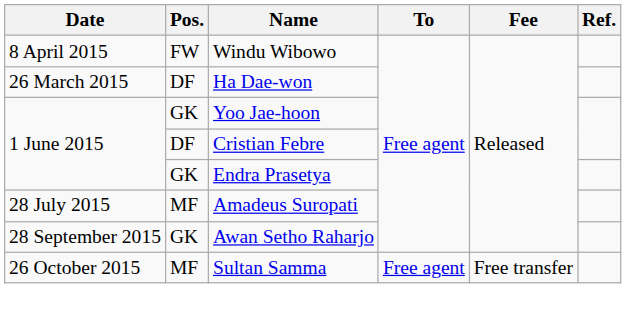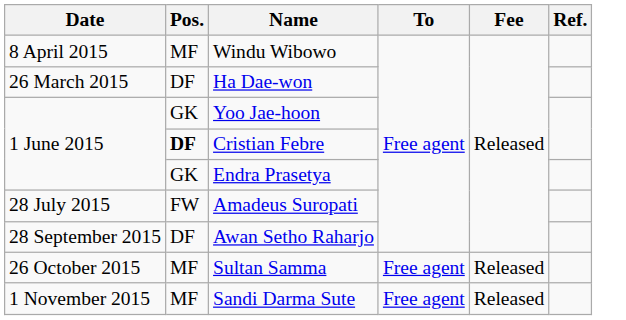(185, 50) FW -> (184, 50) MF
(182, 143) normal -> (183, 143) bold
(184, 205) MF -> (185, 205) FW
(184, 236) GK -> (182, 236) DF
(523, 267) Free transfer -> (509, 267) Released
+ row: (284, 298)
